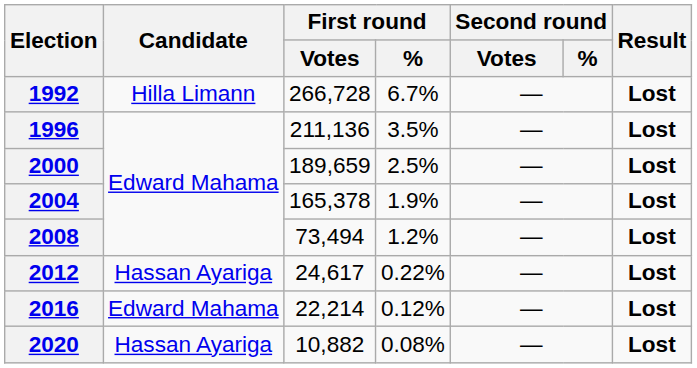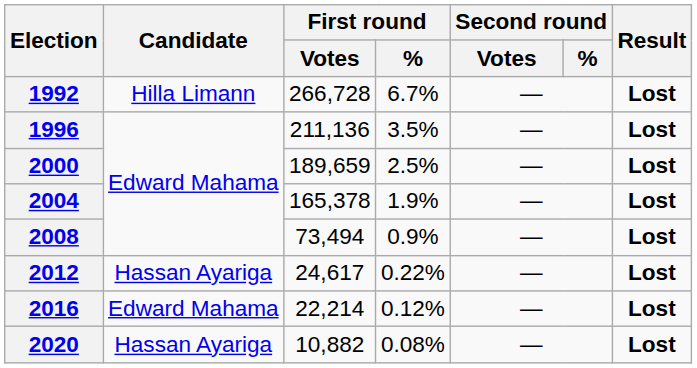(413, 237) 1.2% -> (413, 237) 0.9%
